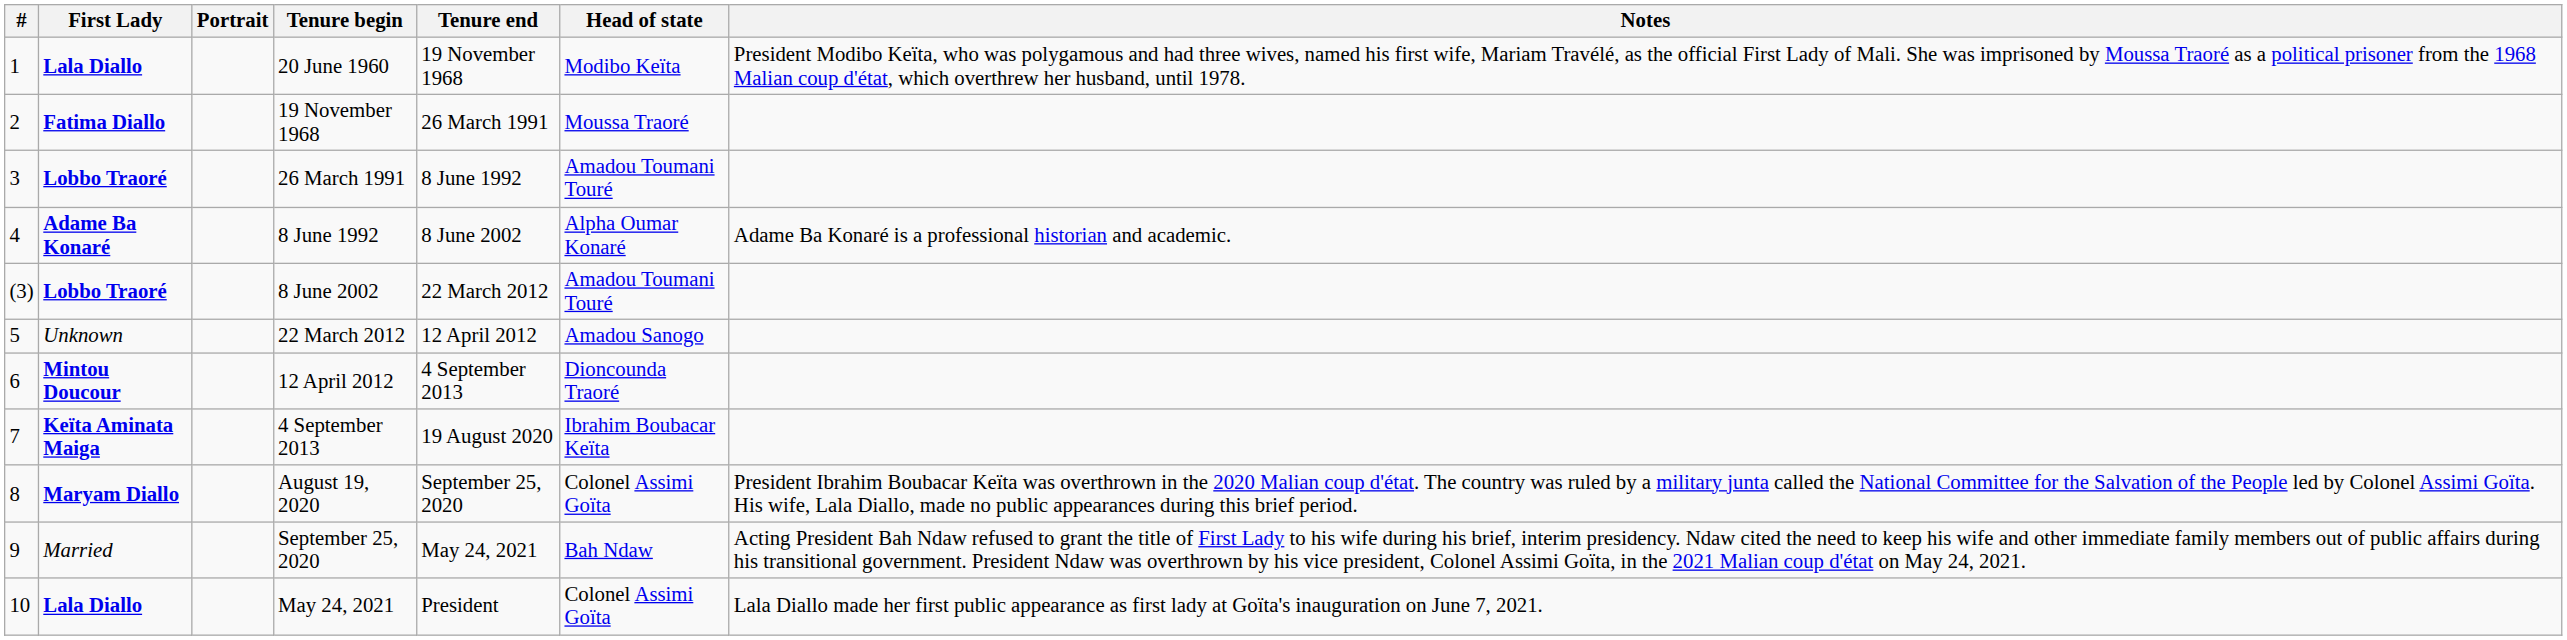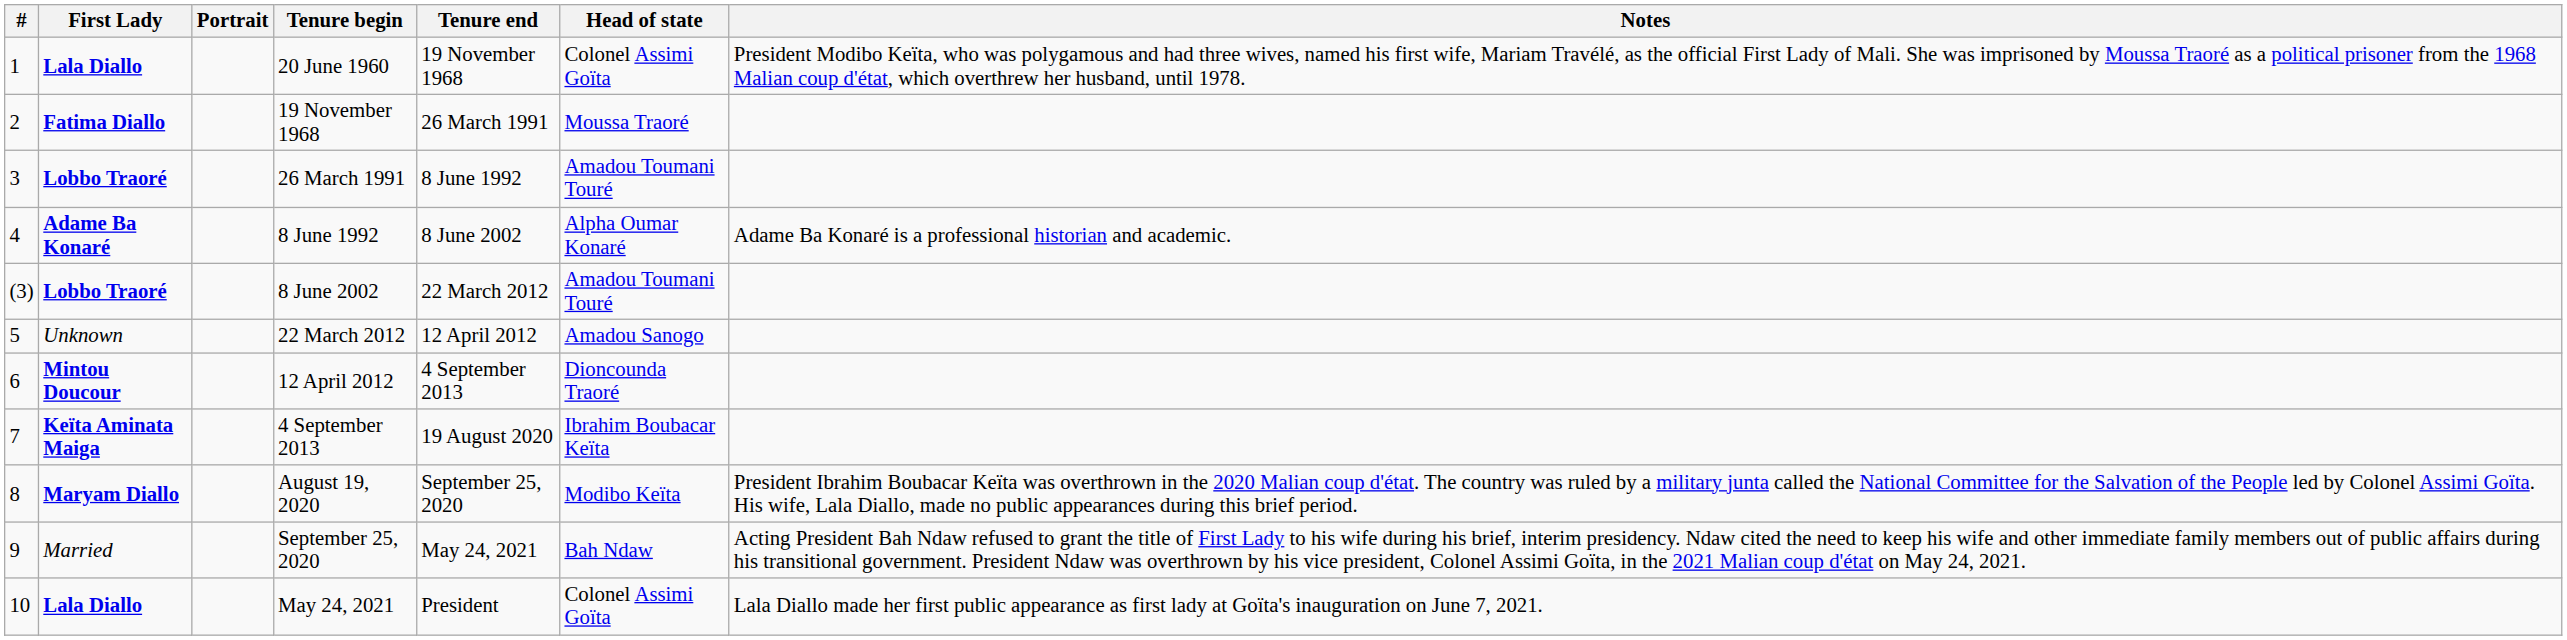(623, 65) Modibo Keïta -> (629, 65) Colonel Assimi Goïta
(629, 493) Colonel Assimi Goïta -> (623, 493) Modibo Keïta
